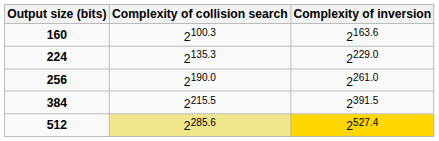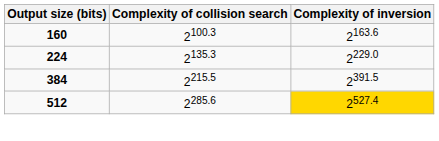- row: (57, 80)
(200, 125) khaki background -> (200, 102) no background
